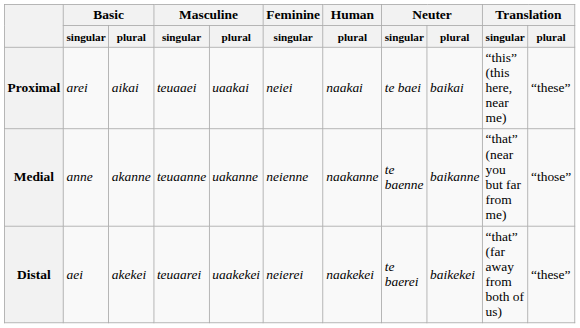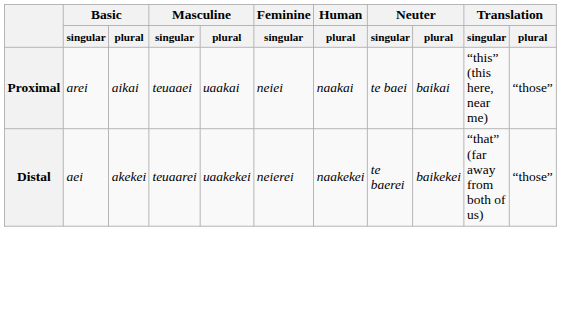(551, 88) “these” -> (533, 88) “those”
- row: (34, 177)
(551, 274) “these” -> (533, 177) “those”
